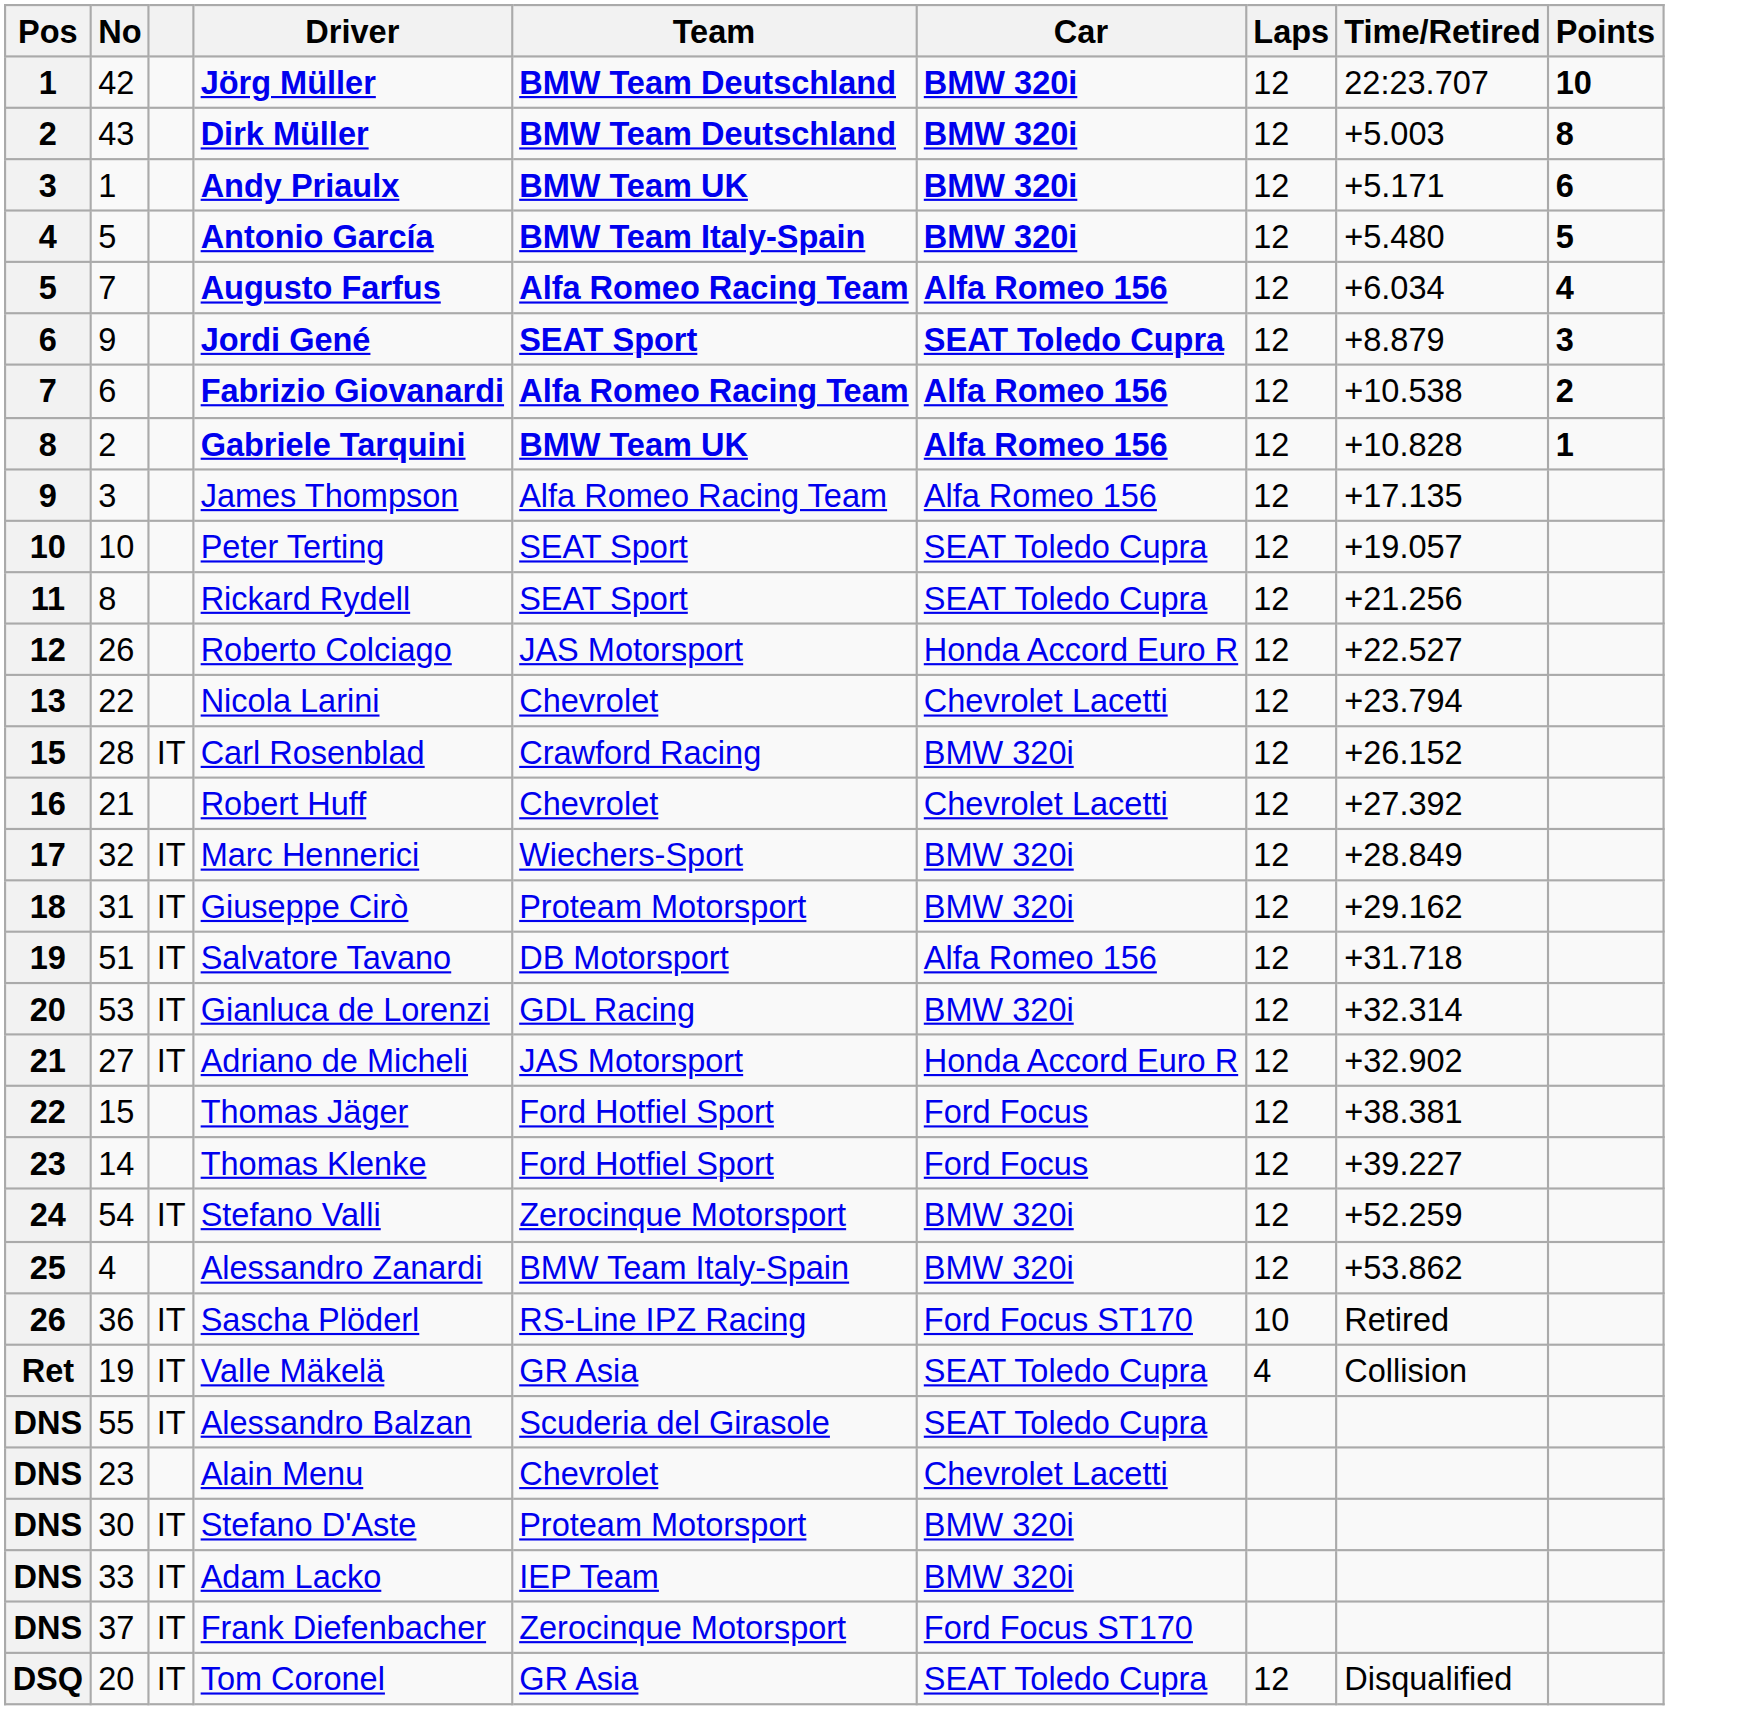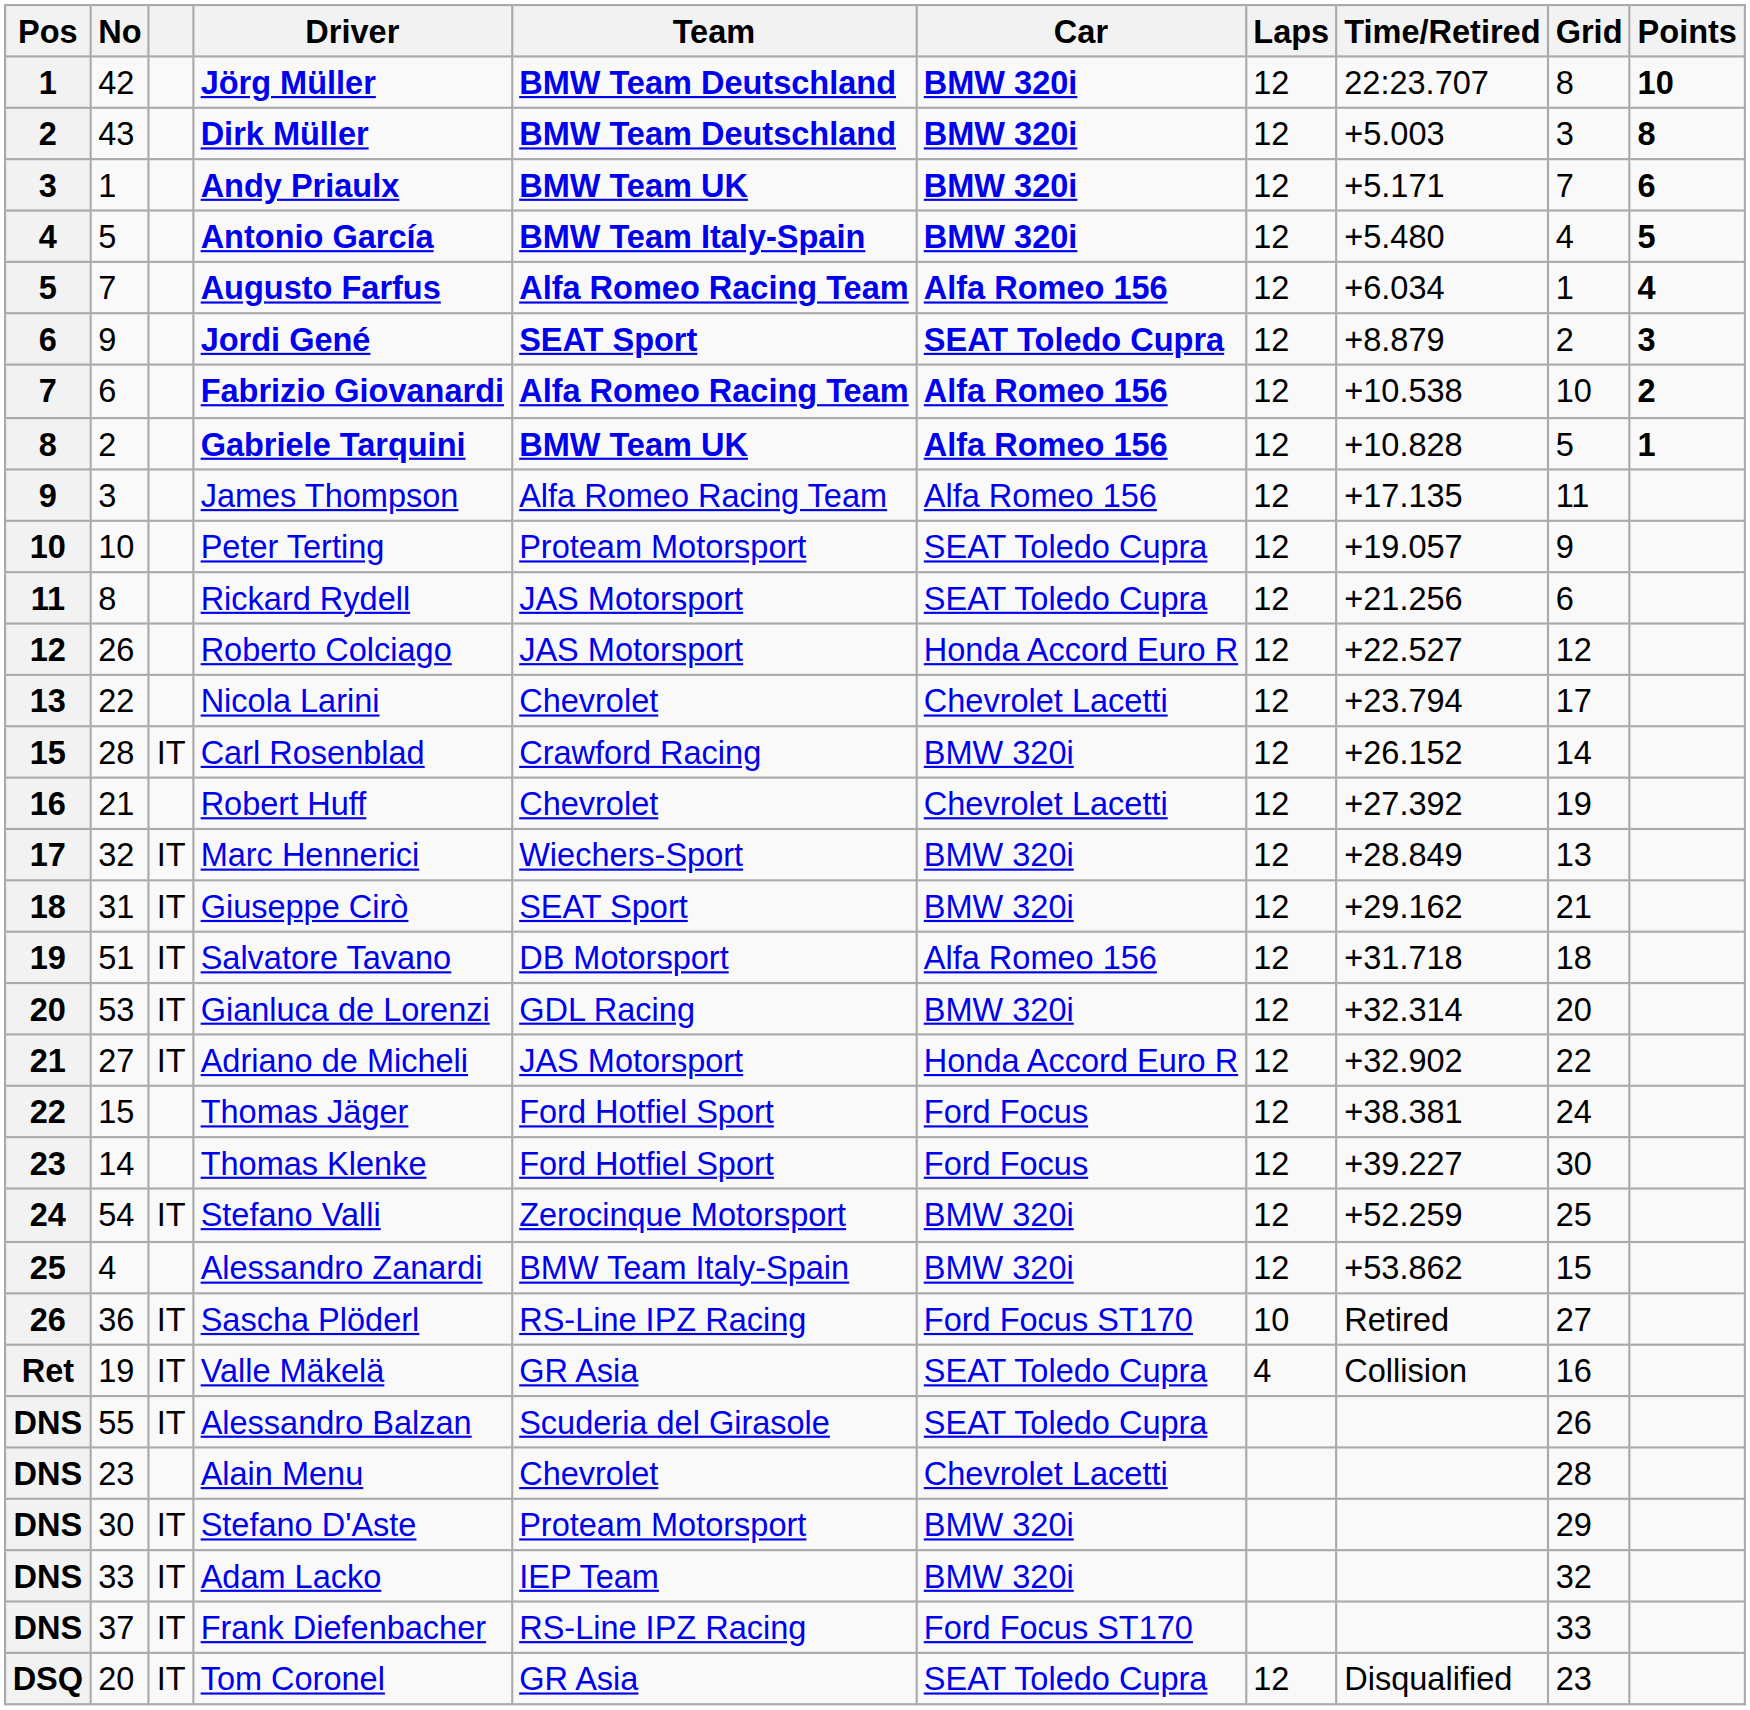+ column: (1589, 31)
(603, 546) SEAT Sport -> (663, 546) Proteam Motorsport
(603, 597) SEAT Sport -> (631, 597) JAS Motorsport
(663, 906) Proteam Motorsport -> (603, 906) SEAT Sport
(683, 1627) Zerocinque Motorsport -> (663, 1627) RS-Line IPZ Racing
